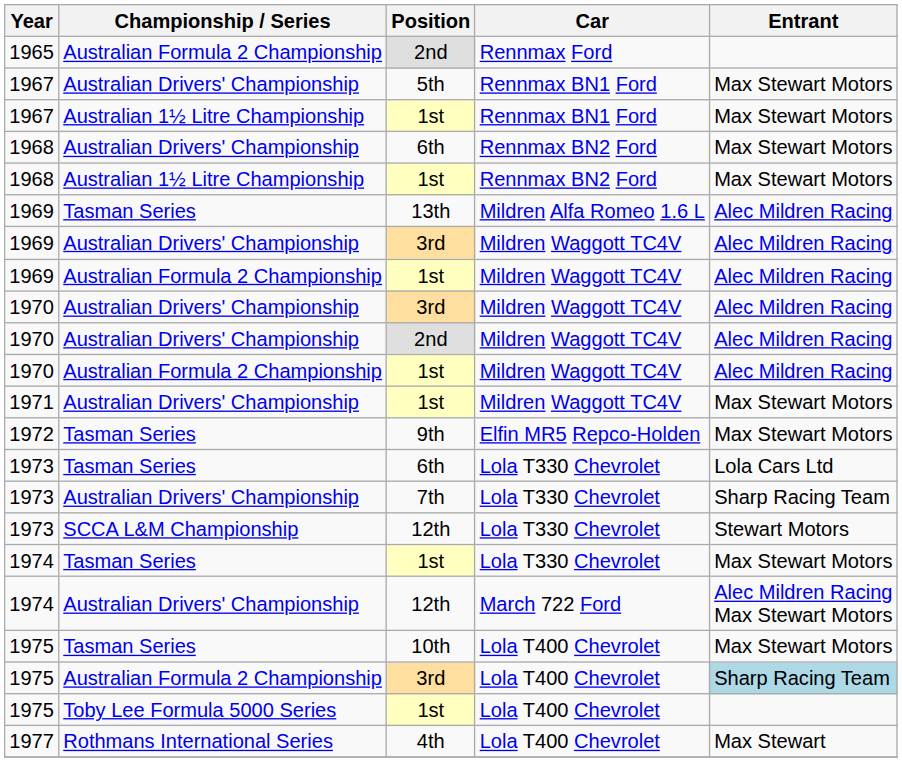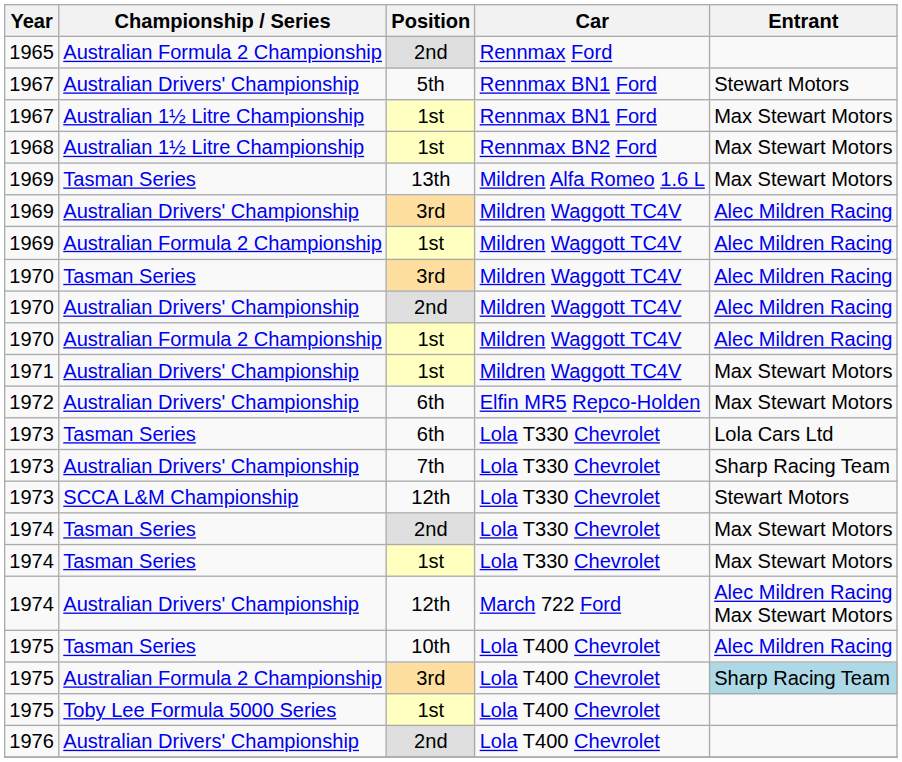(803, 84) Max Stewart Motors -> (782, 84) Stewart Motors
- row: (32, 148)
(803, 211) Alec Mildren Racing -> (803, 180) Max Stewart Motors
(211, 307) Australian Drivers' Championship -> (130, 275) Tasman Series
- row: (32, 434)
+ row: (32, 402)
+ row: (32, 529)
(803, 647) Max Stewart Motors -> (803, 647) Alec Mildren Racing
+ row: (32, 742)
- row: (32, 742)
